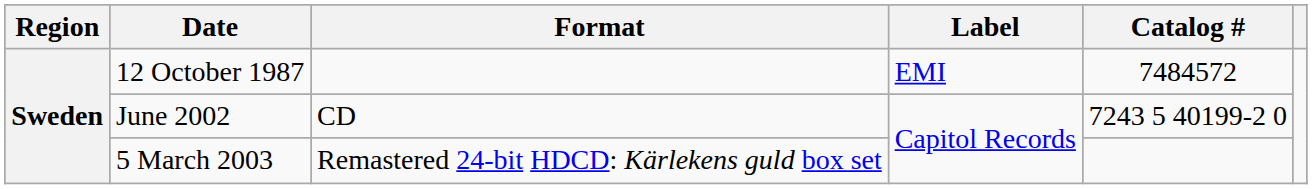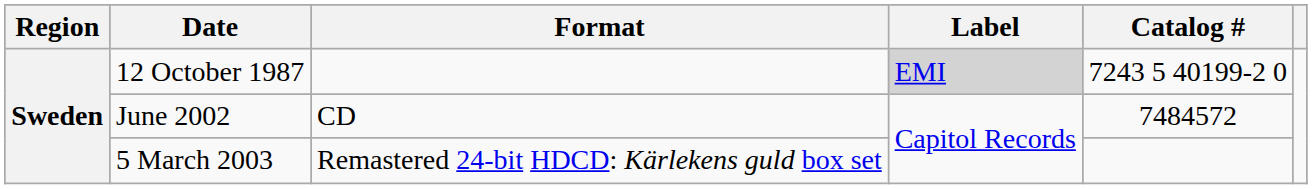(920, 71) no background -> (920, 71) lightgrey background
(1188, 71) 7484572 -> (1188, 71) 7243 5 40199-2 0
(1188, 115) 7243 5 40199-2 0 -> (1188, 115) 7484572
